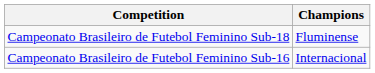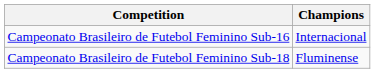rows swapped: (148, 36) <-> (148, 57)
